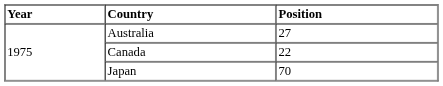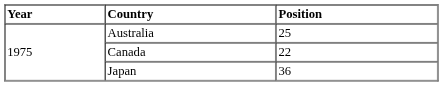(285, 33) 27 -> (285, 33) 25
(285, 71) 70 -> (285, 71) 36
